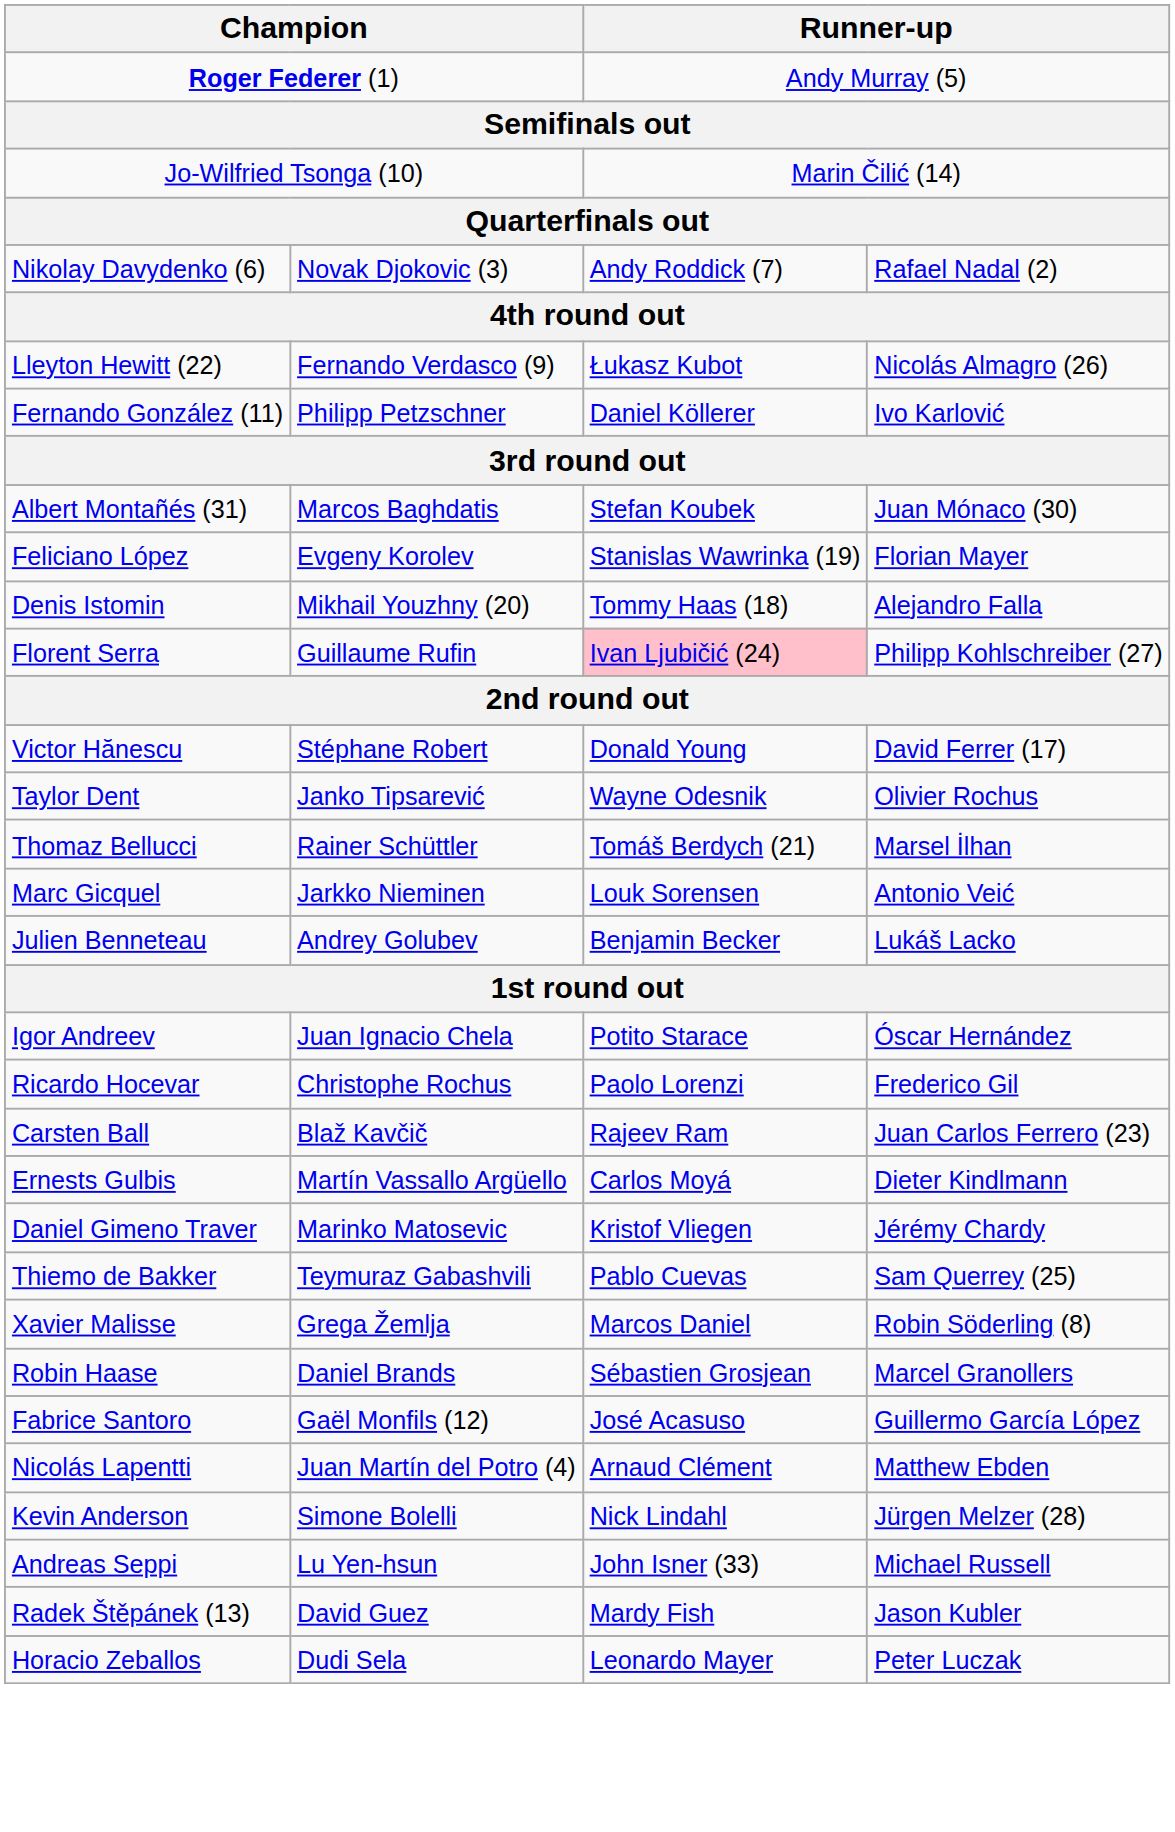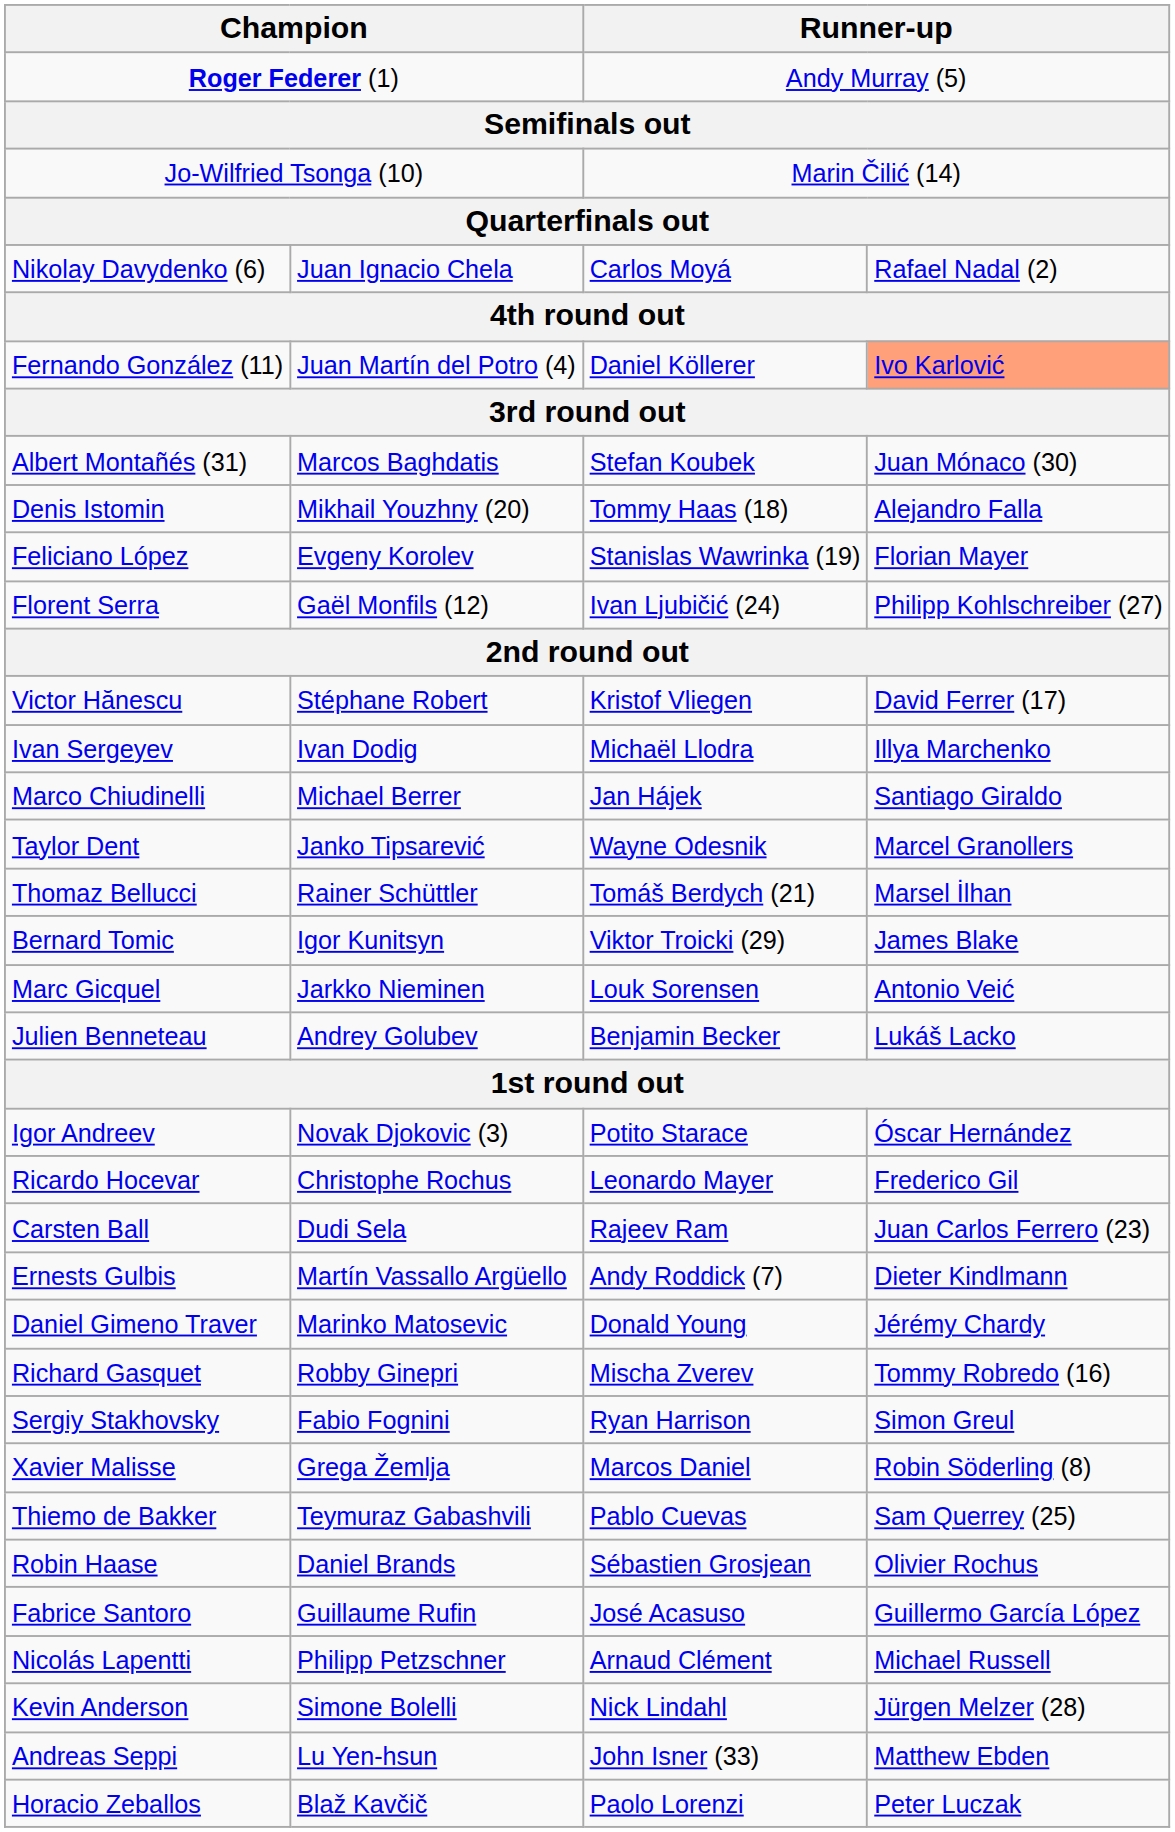(403, 270) Novak Djokovic (3) -> (405, 270) Juan Ignacio Chela
(686, 270) Andy Roddick (7) -> (660, 270) Carlos Moyá
- row: (117, 366)
(401, 414) Philipp Petzschner -> (436, 366) Juan Martín del Potro (4)
(939, 414) no background -> (939, 366) lightsalmon background
rows swapped: (88, 605) <-> (100, 557)
(387, 653) Guillaume Rufin -> (393, 605) Gaël Monfils (12)
(685, 653) pink background -> (685, 605) no background
(668, 749) Donald Young -> (671, 701) Kristof Vliegen
+ row: (92, 749)
+ row: (109, 797)
(956, 797) Olivier Rochus -> (974, 845) Marcel Granollers
+ row: (93, 941)
(405, 1037) Juan Ignacio Chela -> (403, 1133) Novak Djokovic (3)
(667, 1085) Paolo Lorenzi -> (681, 1181) Leonardo Mayer
(362, 1133) Blaž Kavčič -> (352, 1229) Dudi Sela
(660, 1181) Carlos Moyá -> (686, 1277) Andy Roddick (7)
(671, 1229) Kristof Vliegen -> (668, 1325) Donald Young
+ row: (106, 1373)
+ row: (116, 1421)
rows swapped: (94, 1325) <-> (114, 1277)
(974, 1373) Marcel Granollers -> (956, 1565) Olivier Rochus
(393, 1421) Gaël Monfils (12) -> (387, 1613) Guillaume Rufin
(436, 1469) Juan Martín del Potro (4) -> (401, 1660) Philipp Petzschner
(962, 1469) Matthew Ebden -> (962, 1660) Michael Russell
(962, 1565) Michael Russell -> (962, 1756) Matthew Ebden
- row: (131, 1613)
(352, 1660) Dudi Sela -> (362, 1804) Blaž Kavčič
(681, 1660) Leonardo Mayer -> (667, 1804) Paolo Lorenzi
